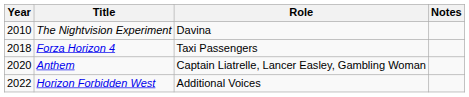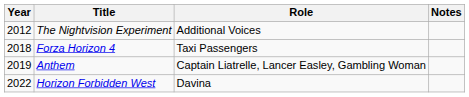(19, 30) 2010 -> (19, 30) 2012
(194, 30) Davina -> (219, 30) Additional Voices
(19, 65) 2020 -> (19, 65) 2019
(219, 83) Additional Voices -> (194, 83) Davina
